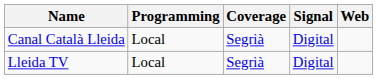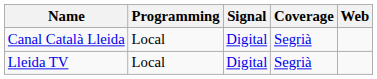columns swapped: (313, 16) <-> (256, 16)
